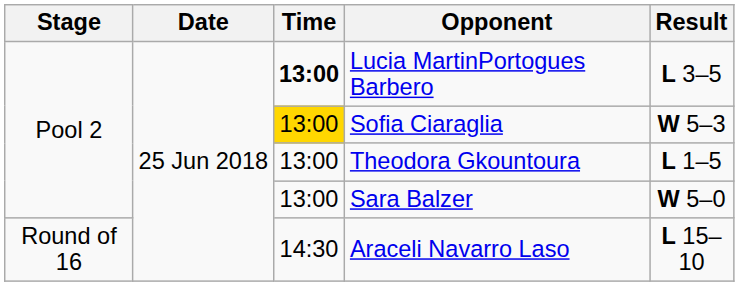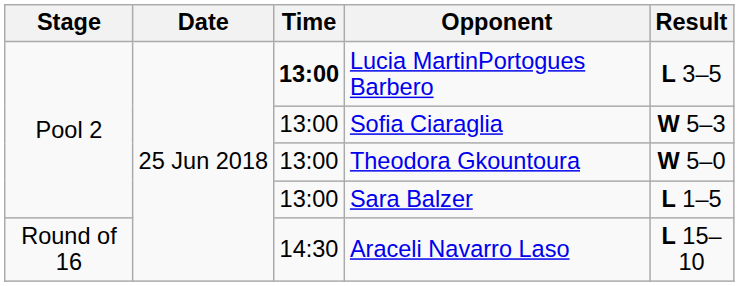(309, 124) gold background -> (309, 124) no background
(691, 161) L 1–5 -> (692, 161) W 5–0
(692, 198) W 5–0 -> (691, 198) L 1–5
